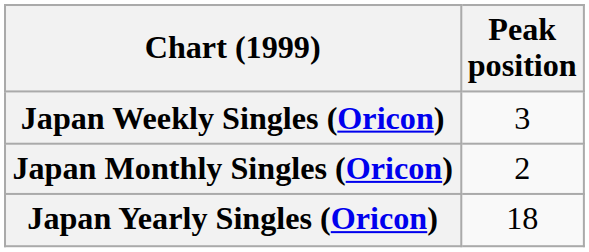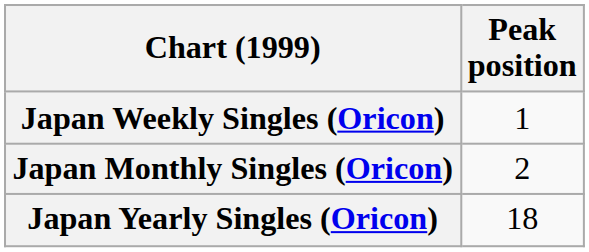(522, 117) 3 -> (522, 117) 1
